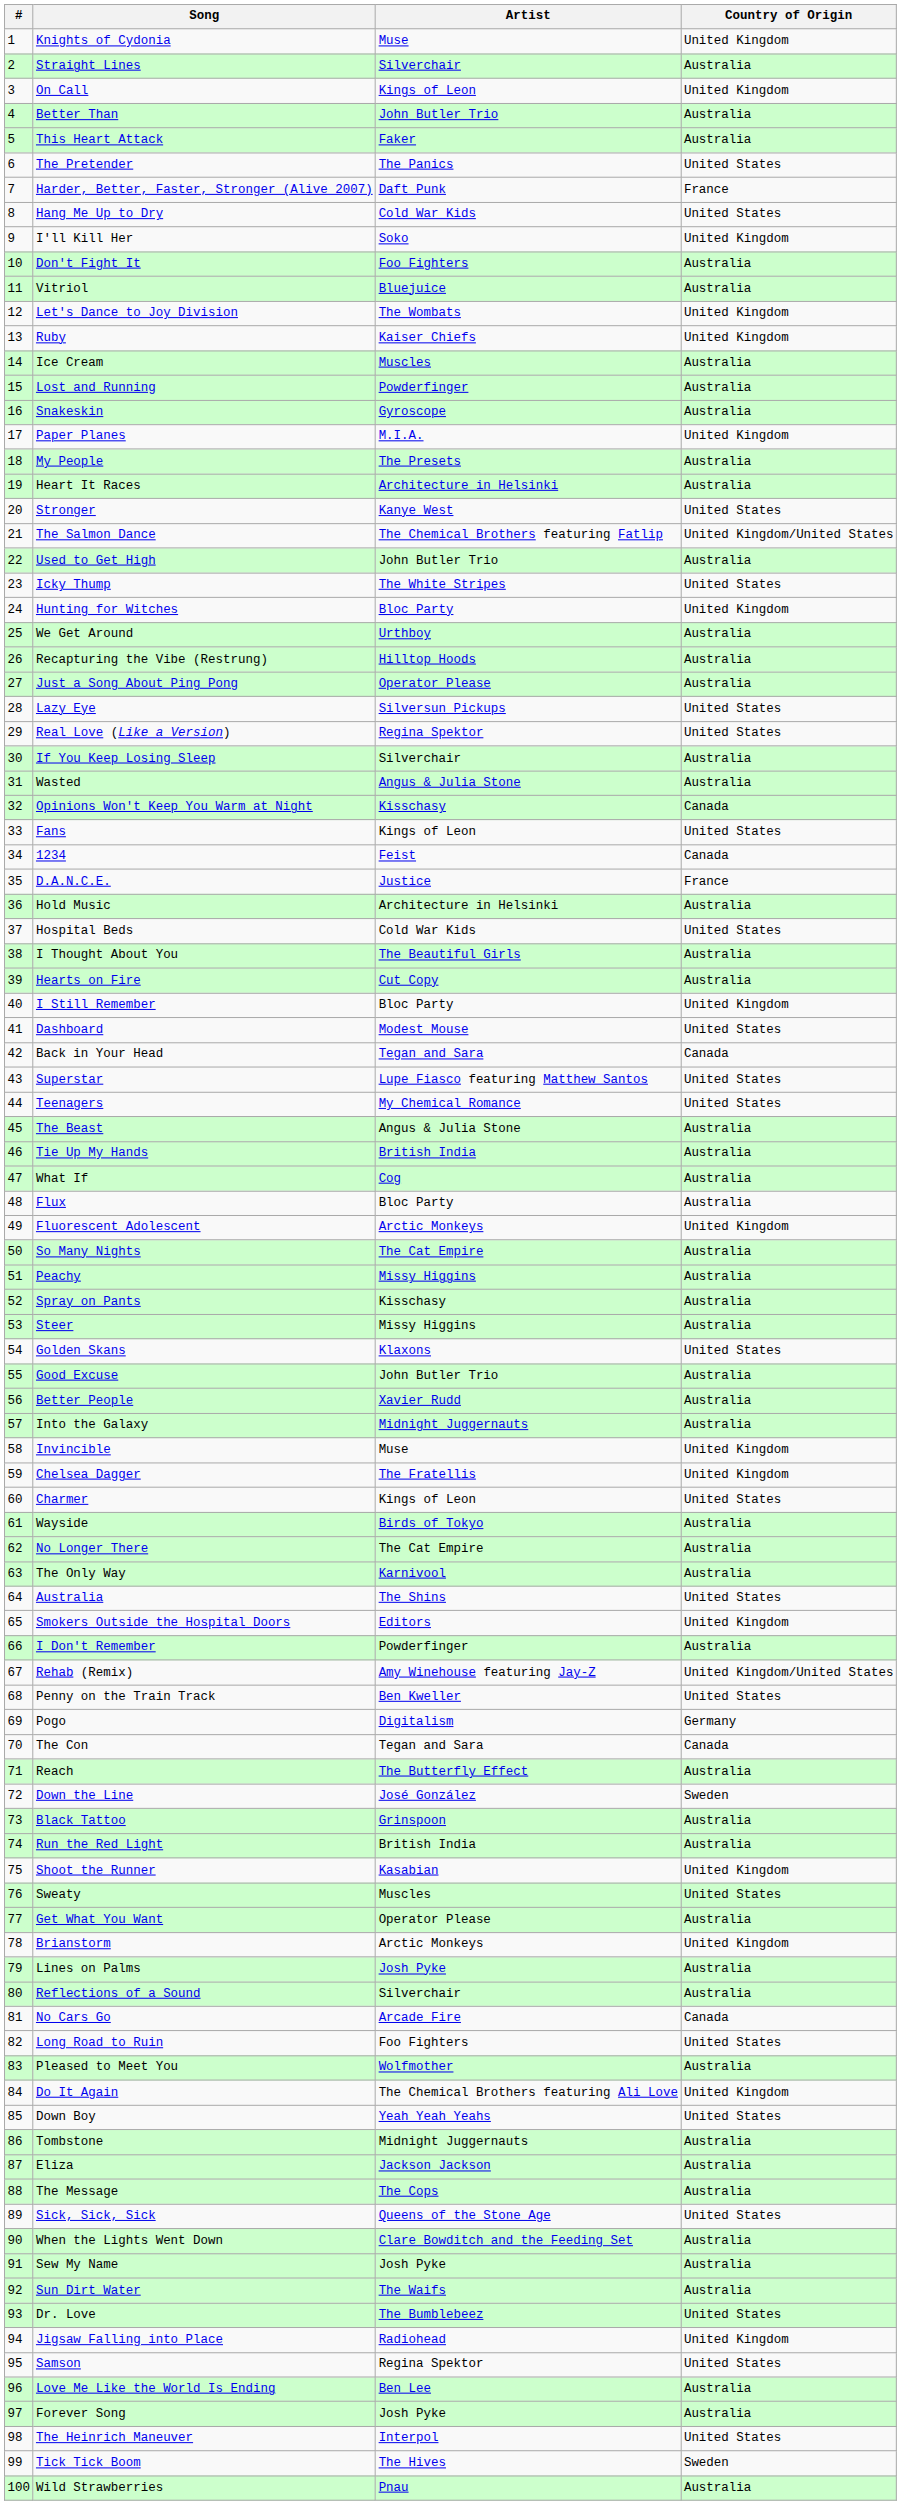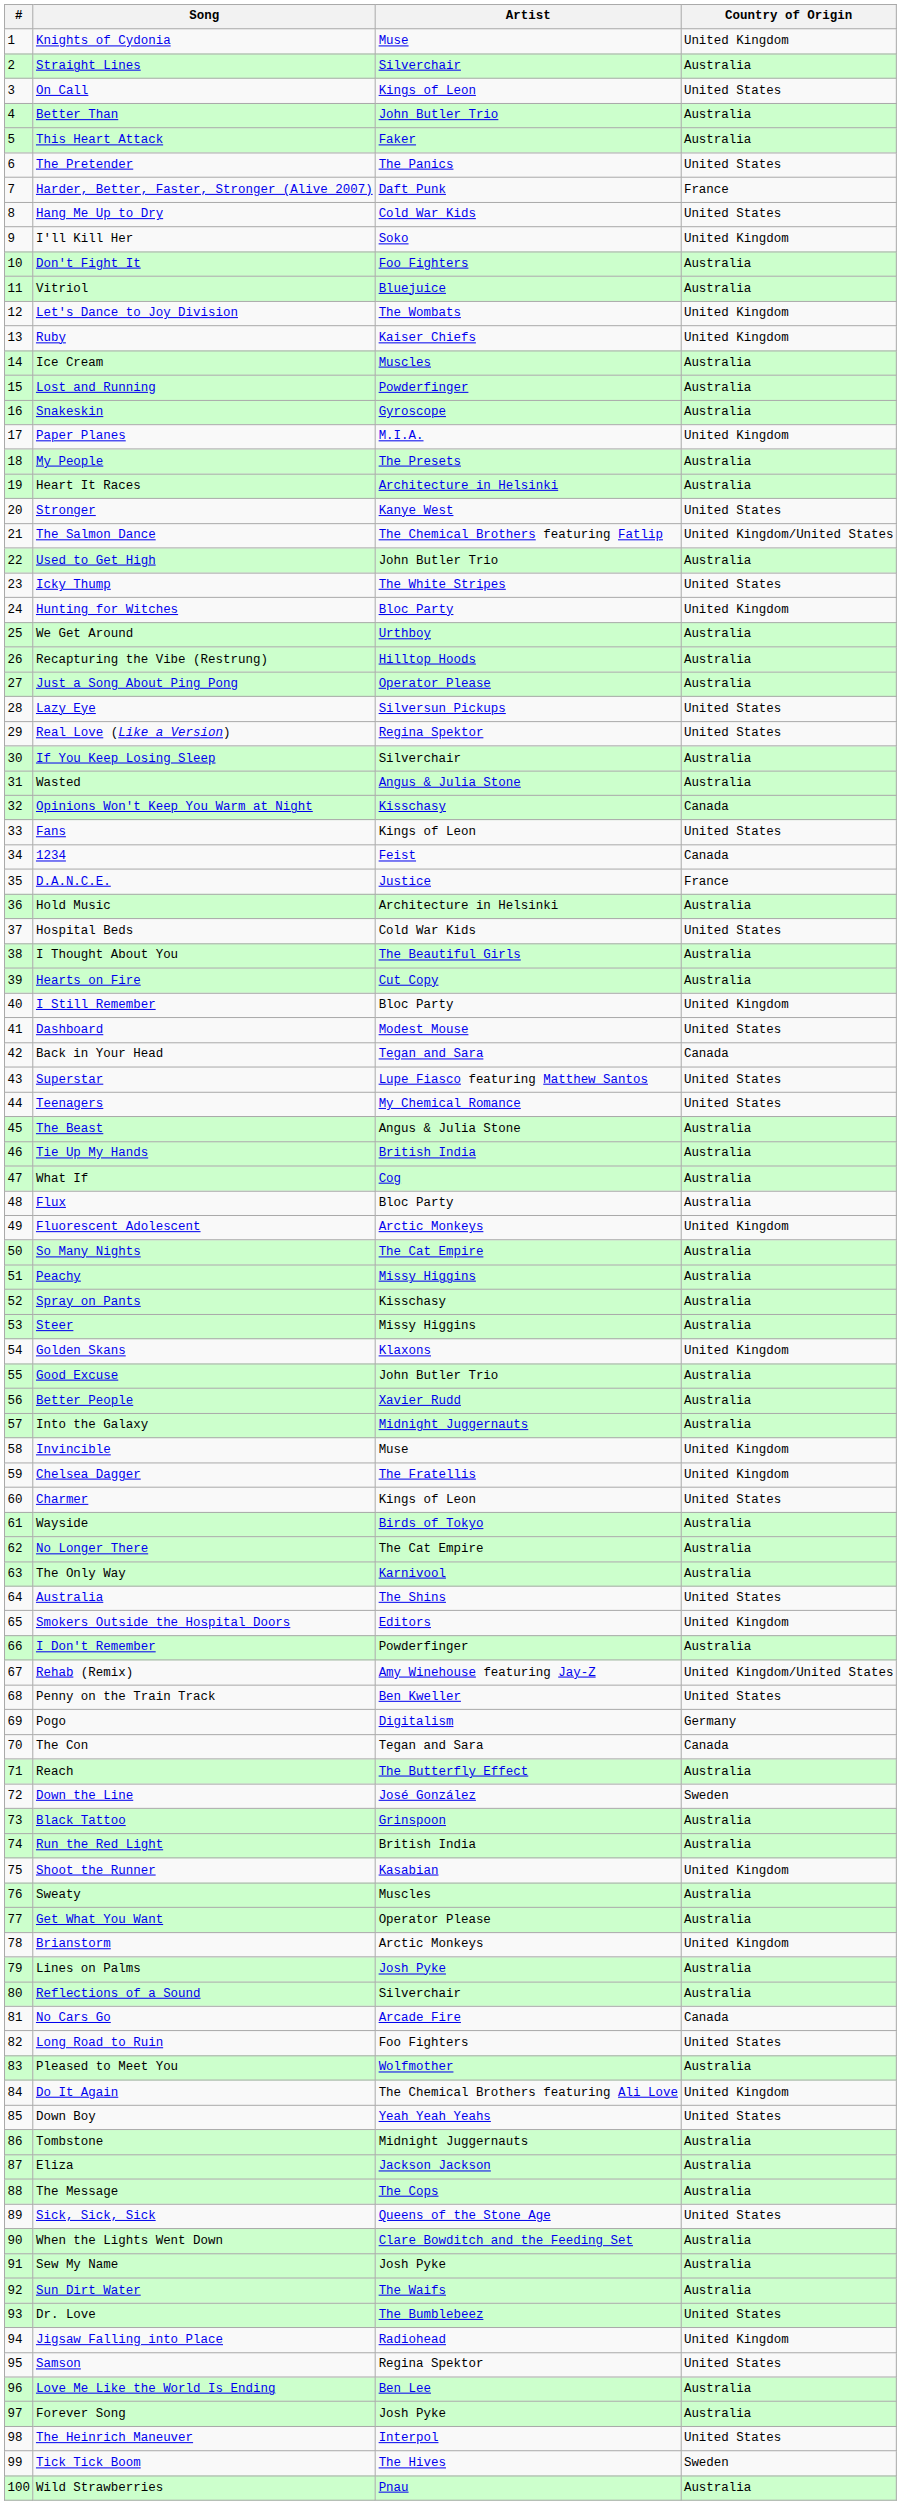(736, 91) United Kingdom -> (733, 91) United States
(733, 1351) United States -> (736, 1351) United Kingdom
(733, 1895) United States -> (718, 1895) Australia
